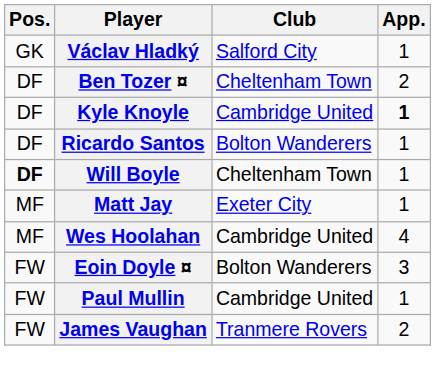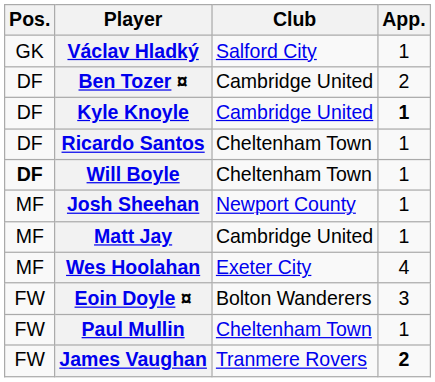(294, 81) Cheltenham Town -> (295, 81) Cambridge United
(294, 143) Bolton Wanderers -> (294, 143) Cheltenham Town
+ row: (133, 205)
(264, 205) Exeter City -> (295, 236) Cambridge United
(295, 236) Cambridge United -> (264, 267) Exeter City
(295, 298) Cambridge United -> (294, 329) Cheltenham Town
(404, 329) normal -> (404, 360) bold
